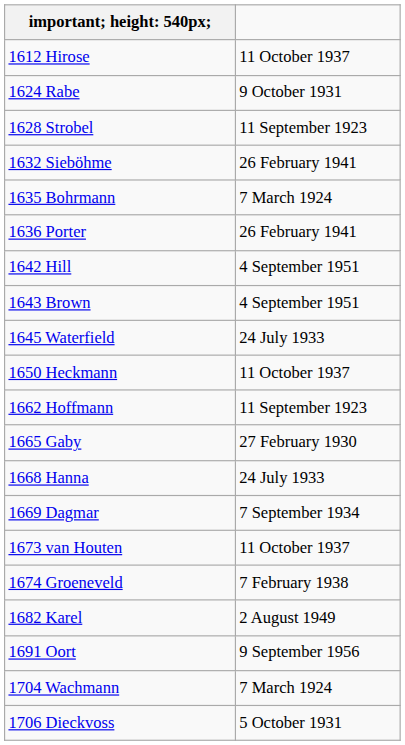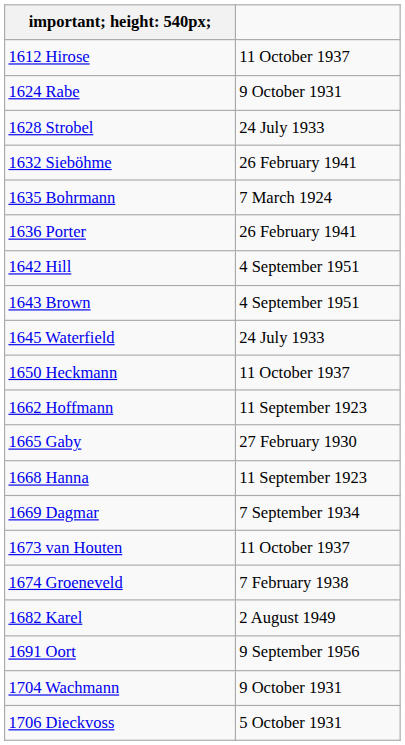(303, 127) 11 September 1923 -> (282, 127) 24 July 1933
(282, 477) 24 July 1933 -> (303, 477) 11 September 1923
(286, 687) 7 March 1924 -> (291, 687) 9 October 1931
